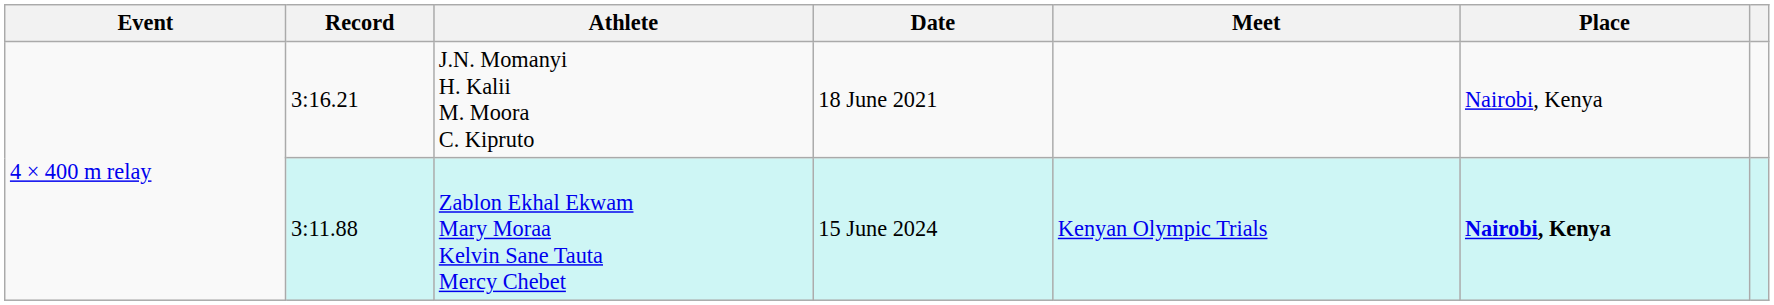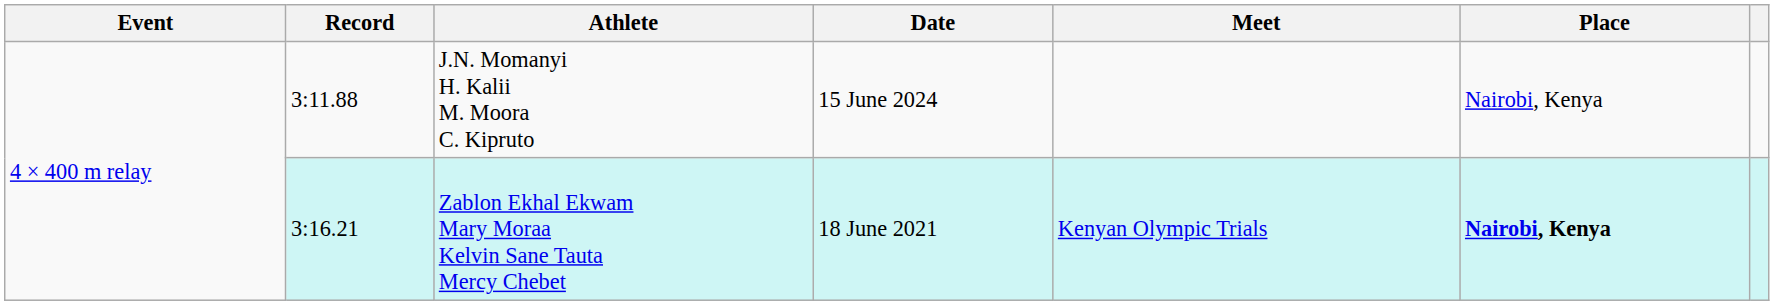(325, 99) 3:16.21 -> (324, 99) 3:11.88
(878, 99) 18 June 2021 -> (878, 99) 15 June 2024
(324, 229) 3:11.88 -> (325, 229) 3:16.21
(878, 229) 15 June 2024 -> (878, 229) 18 June 2021
